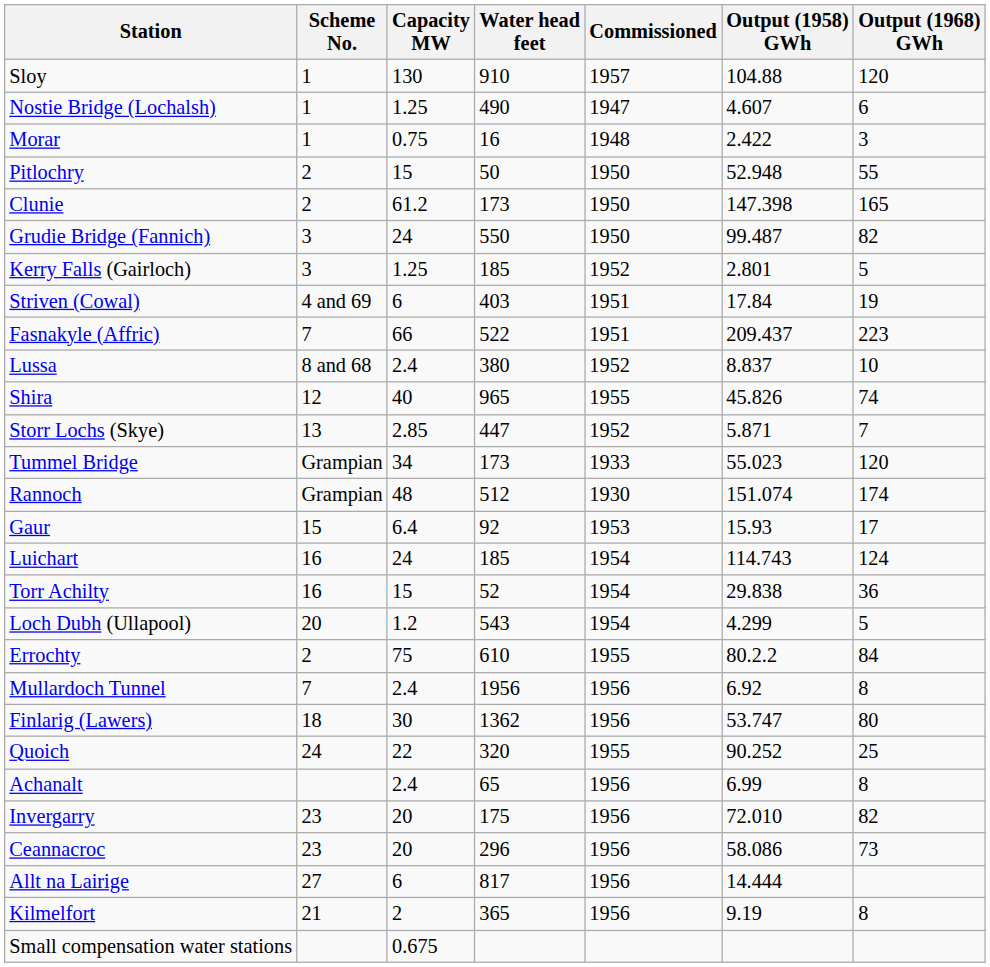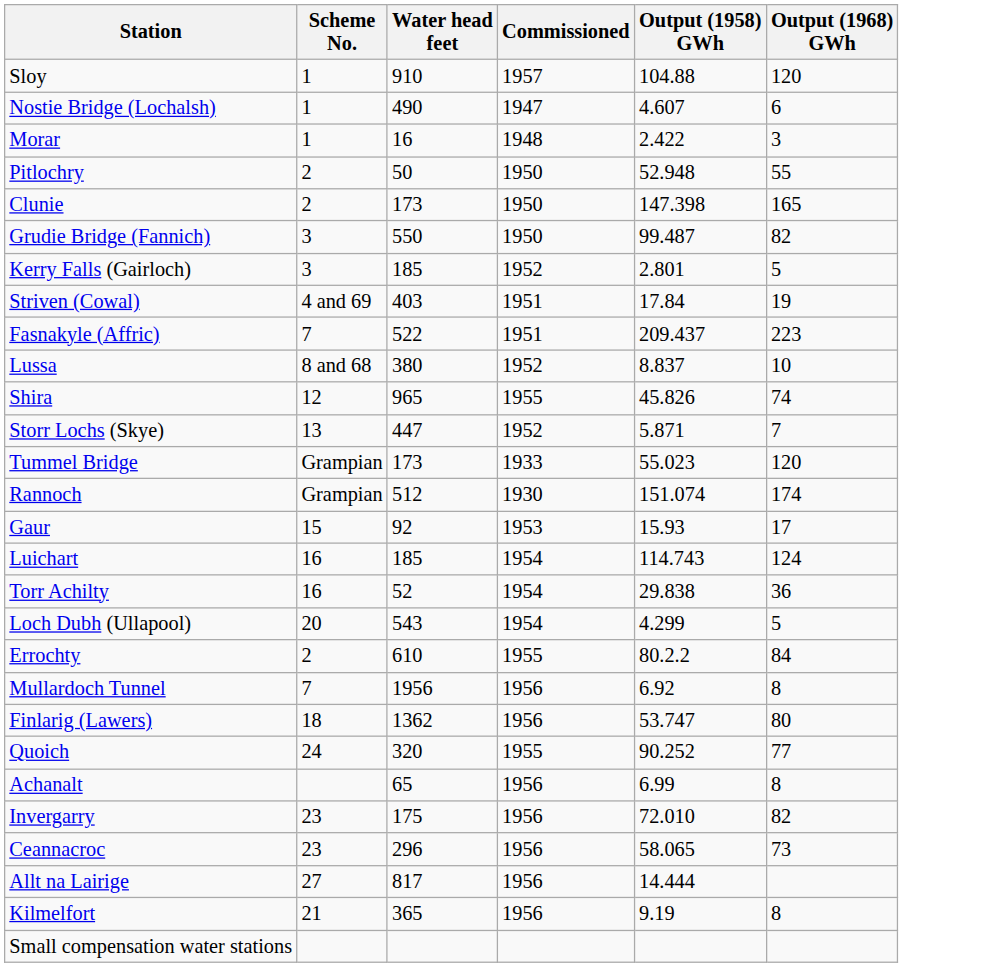- column: (431, 32)
(868, 752) 25 -> (781, 752) 77
(754, 849) 58.086 -> (667, 849) 58.065
